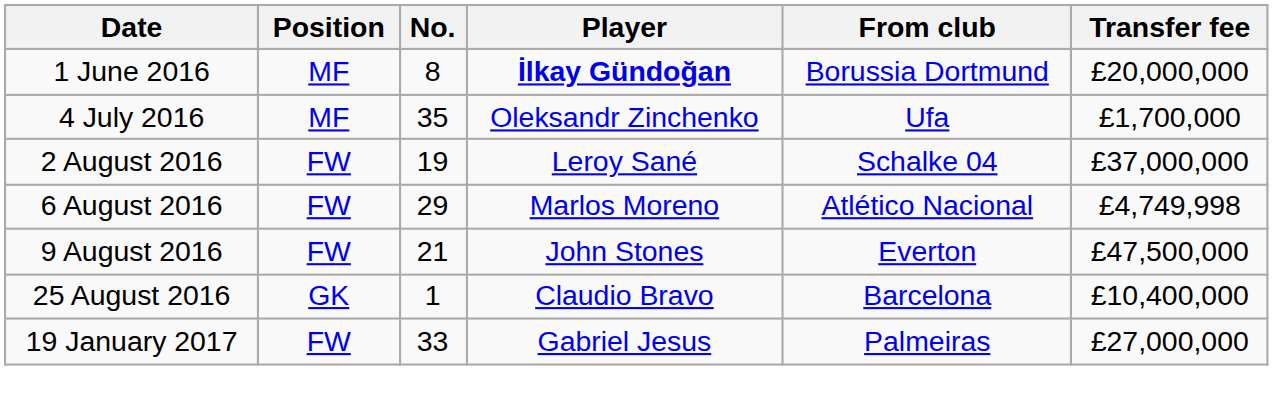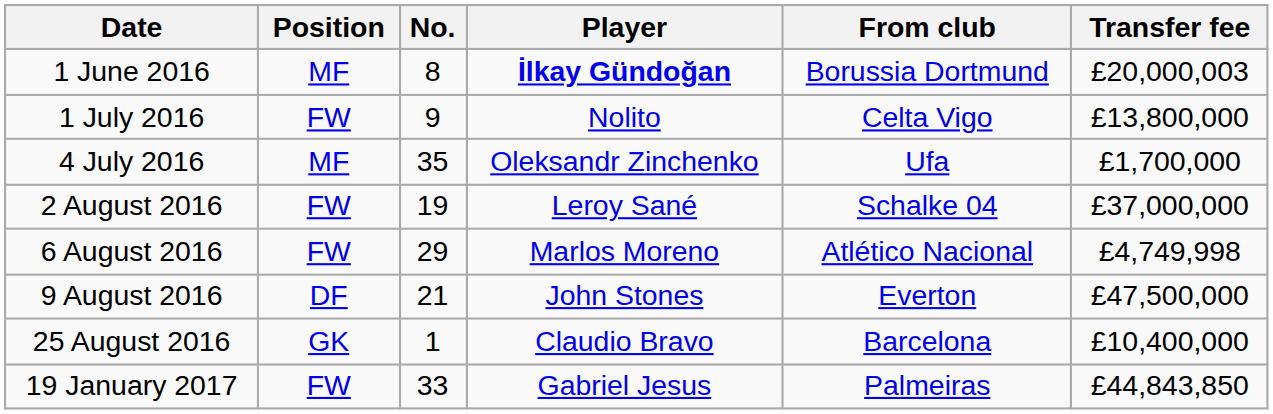(1170, 72) £20,000,000 -> (1170, 72) £20,000,003
+ row: (132, 117)
(329, 251) FW -> (329, 296) DF
(1170, 341) £27,000,000 -> (1170, 385) £44,843,850
